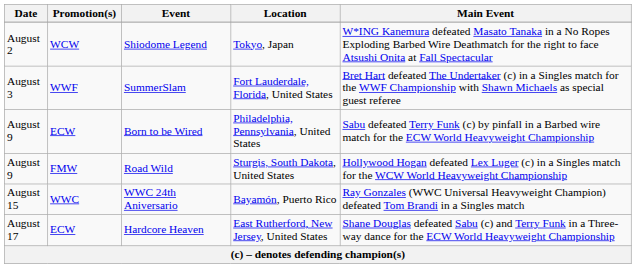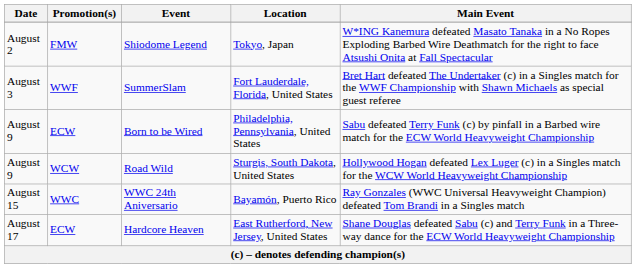(65, 44) WCW -> (64, 44) FMW
(64, 168) FMW -> (65, 168) WCW
